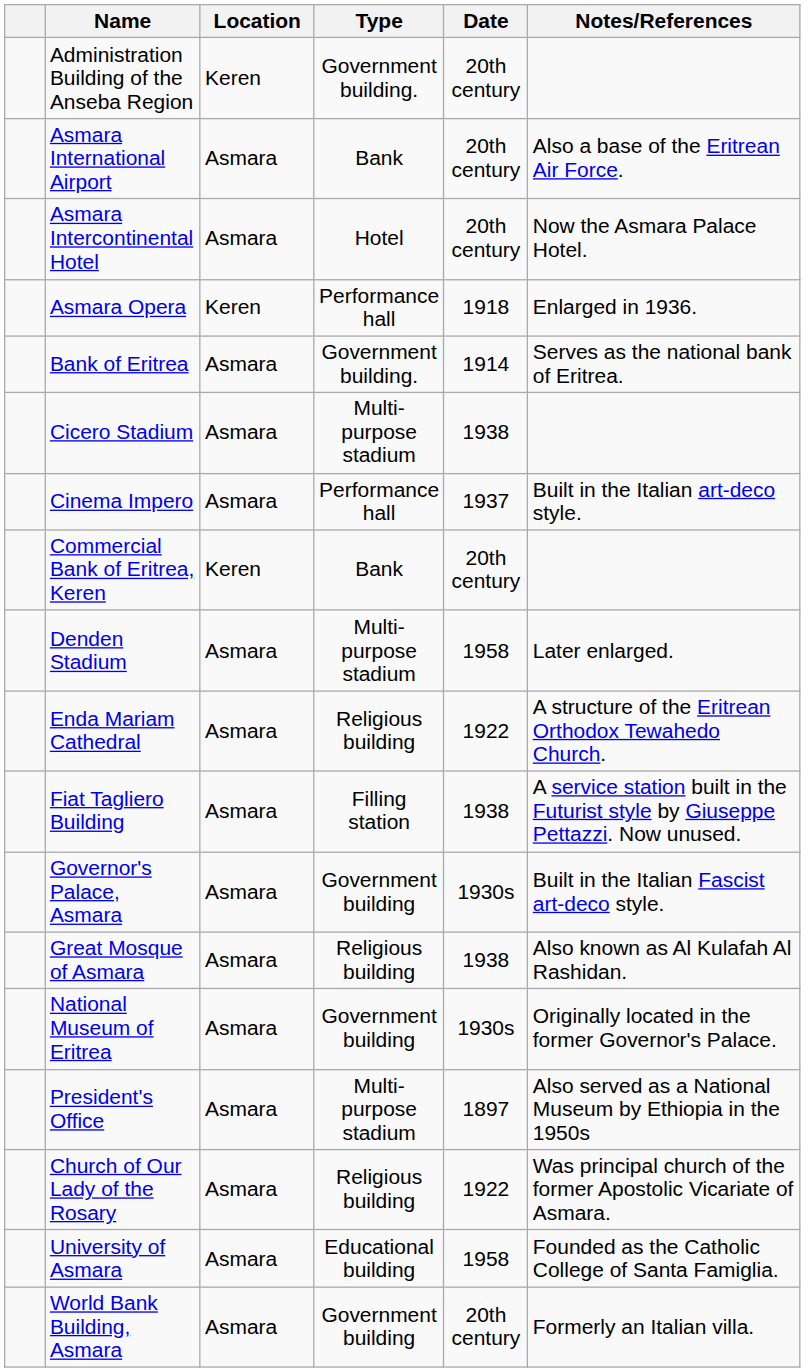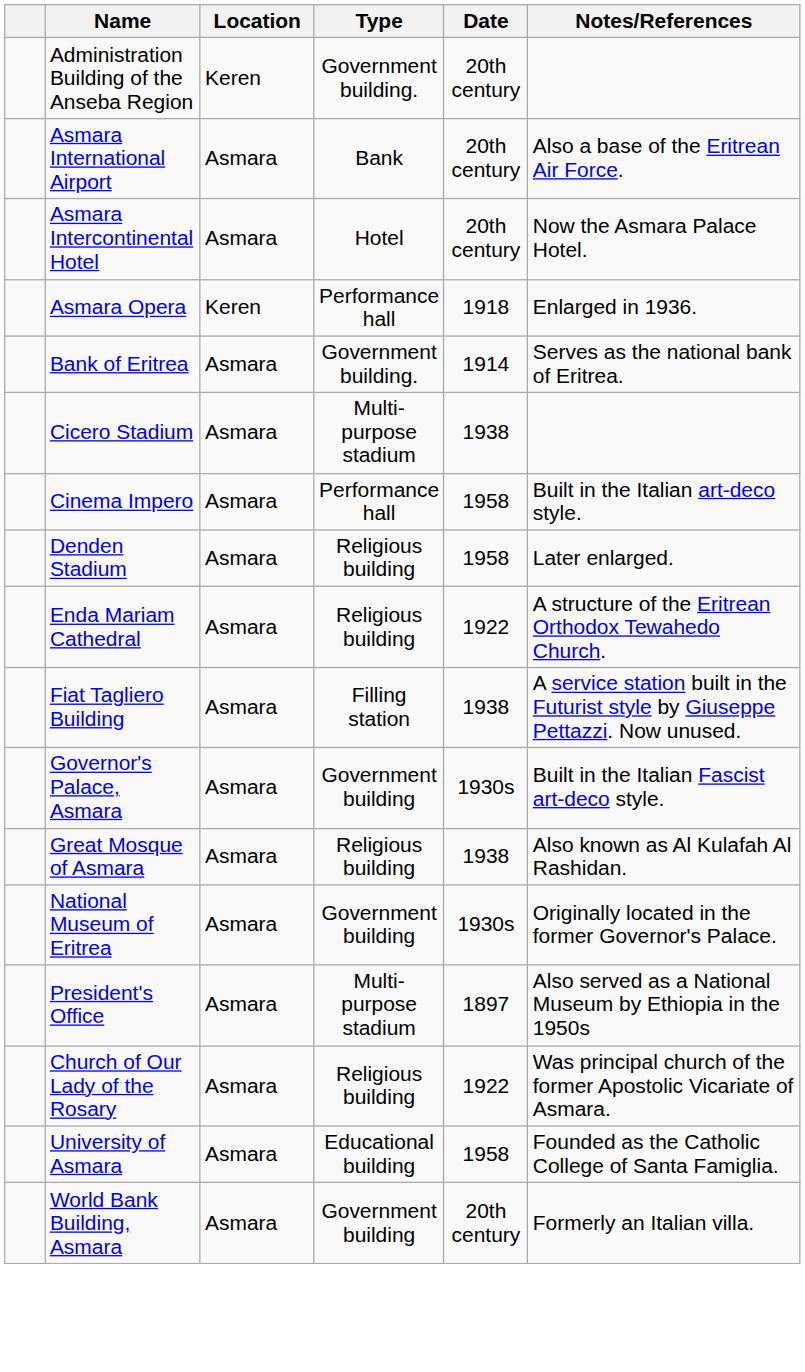(486, 501) 1937 -> (486, 501) 1958
- row: (122, 570)
(379, 650) Multi-purpose stadium -> (379, 558) Religious building
